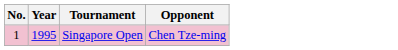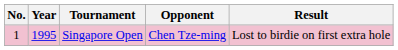+ column: (311, 14)
